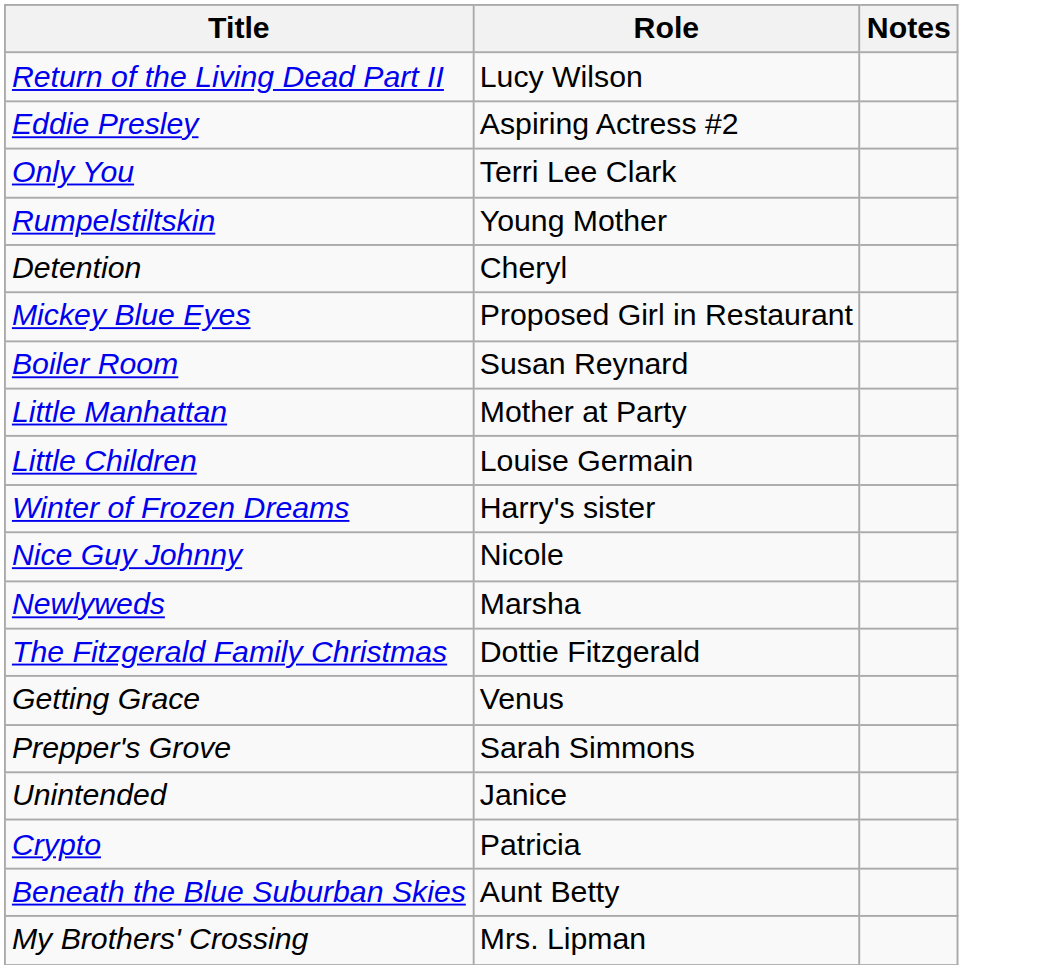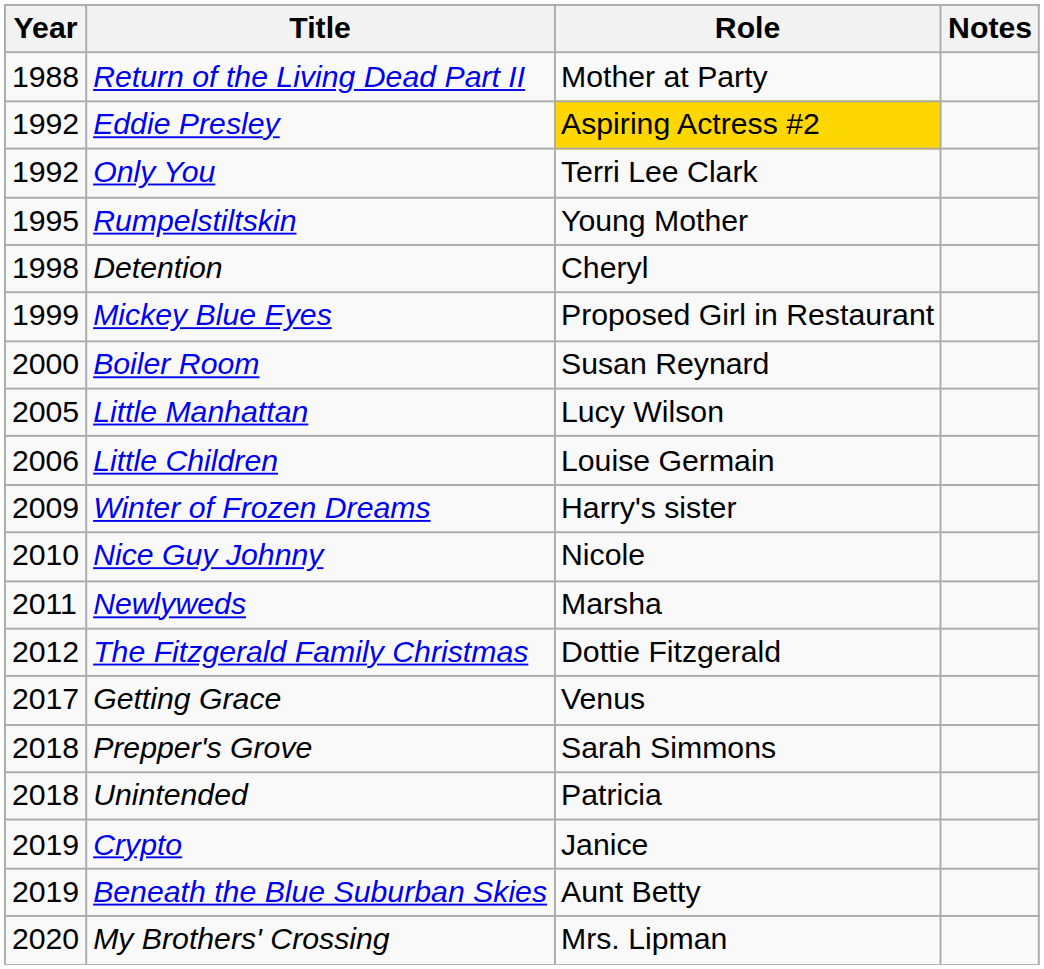+ column: (46, 28)
(561, 76) Lucy Wilson -> (664, 76) Mother at Party
(609, 124) no background -> (690, 124) gold background
(583, 412) Mother at Party -> (642, 412) Lucy Wilson
(523, 795) Janice -> (611, 795) Patricia
(530, 843) Patricia -> (605, 843) Janice
